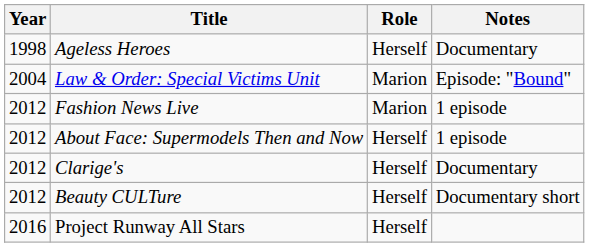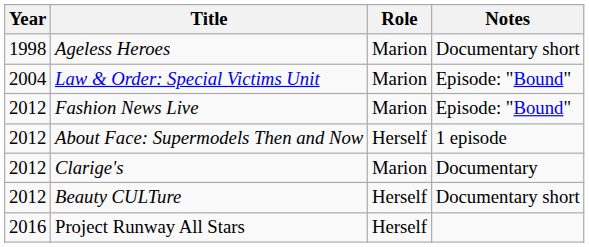(399, 49) Herself -> (399, 49) Marion
(487, 49) Documentary -> (508, 49) Documentary short
(471, 108) 1 episode -> (503, 108) Episode: "Bound"
(399, 167) Herself -> (399, 167) Marion
